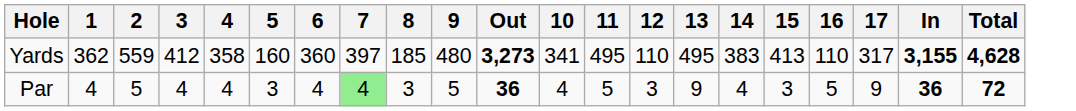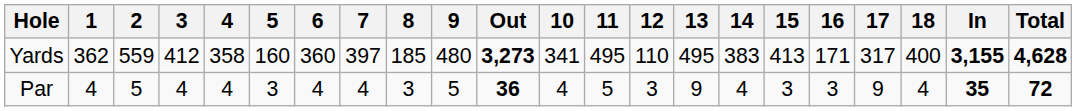+ column: (923, 21)
(832, 55) 110 -> (832, 55) 171
(363, 88) lightgreen background -> (363, 88) no background
(832, 88) 5 -> (832, 88) 3
(930, 88) 36 -> (977, 88) 35
